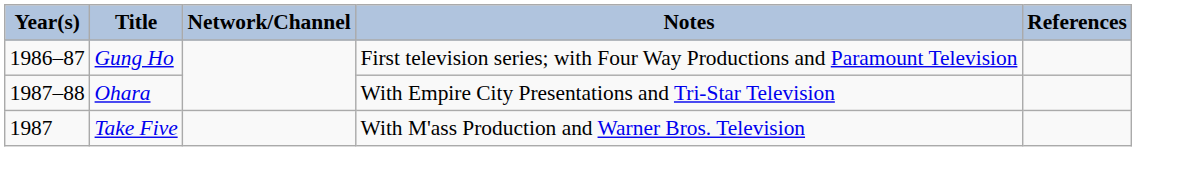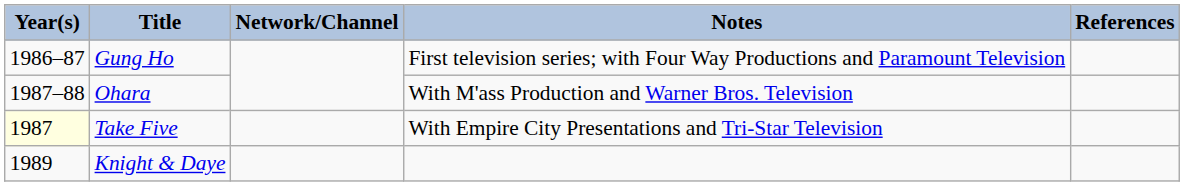(598, 93) With Empire City Presentations and Tri-Star Television -> (631, 93) With M'ass Production and Warner Bros. Television
(31, 128) no background -> (31, 128) lightyellow background
(583, 128) With M'ass Production and Warner Bros. Television -> (646, 128) With Empire City Presentations and Tri-Star Television
+ row: (160, 163)
